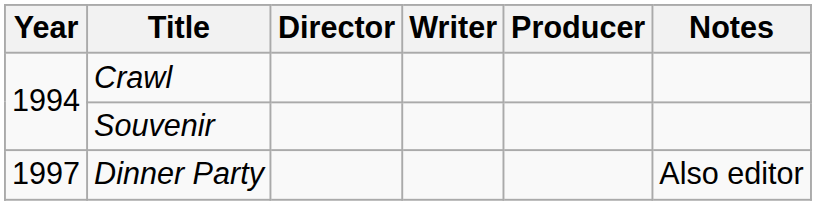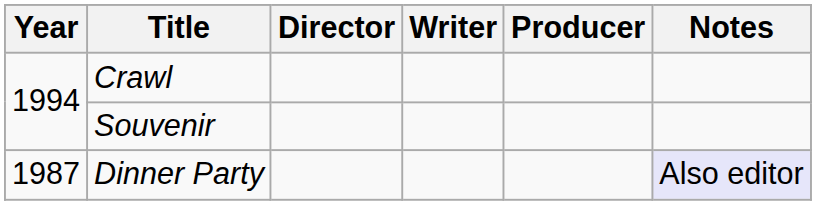(46, 174) 1997 -> (46, 174) 1987
(732, 174) no background -> (732, 174) lavender background
